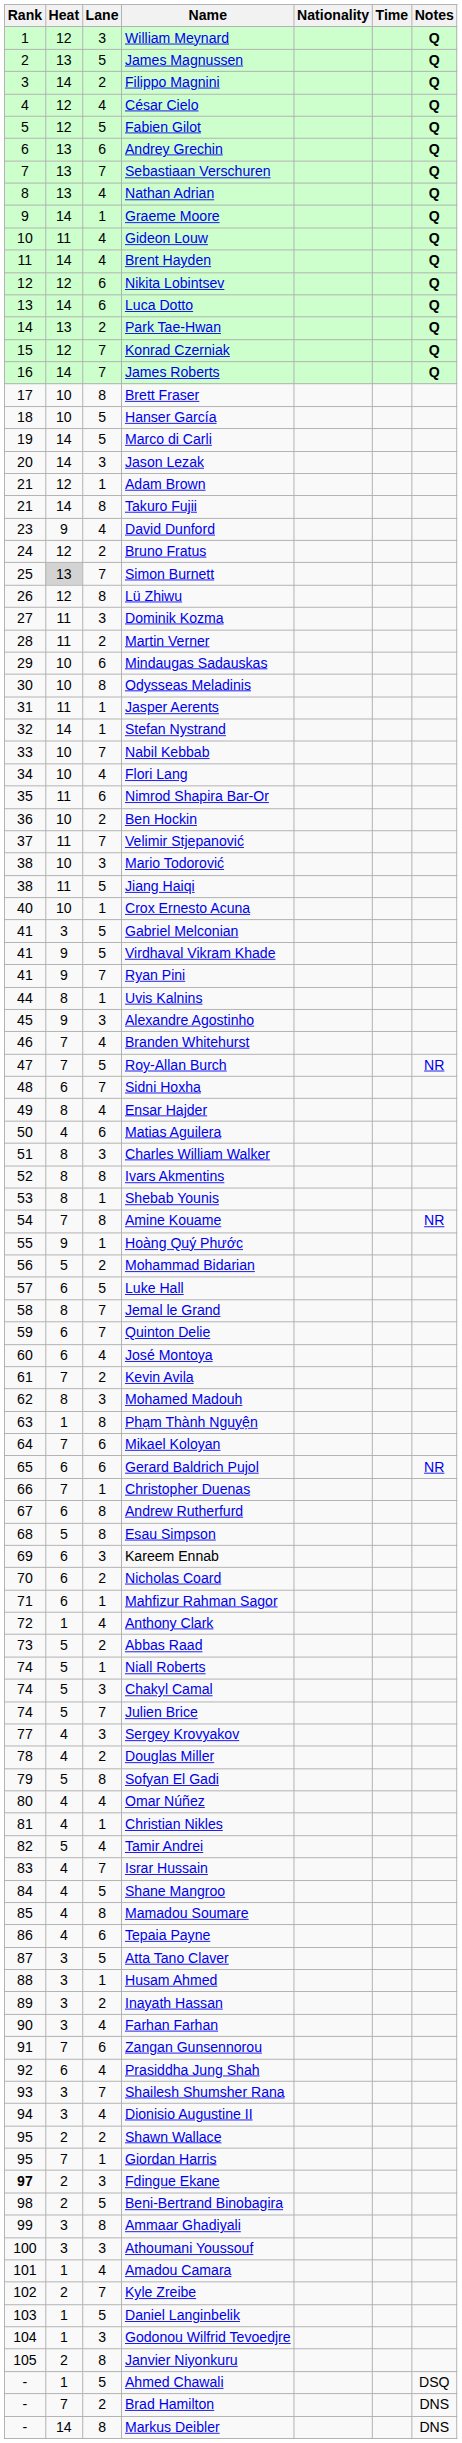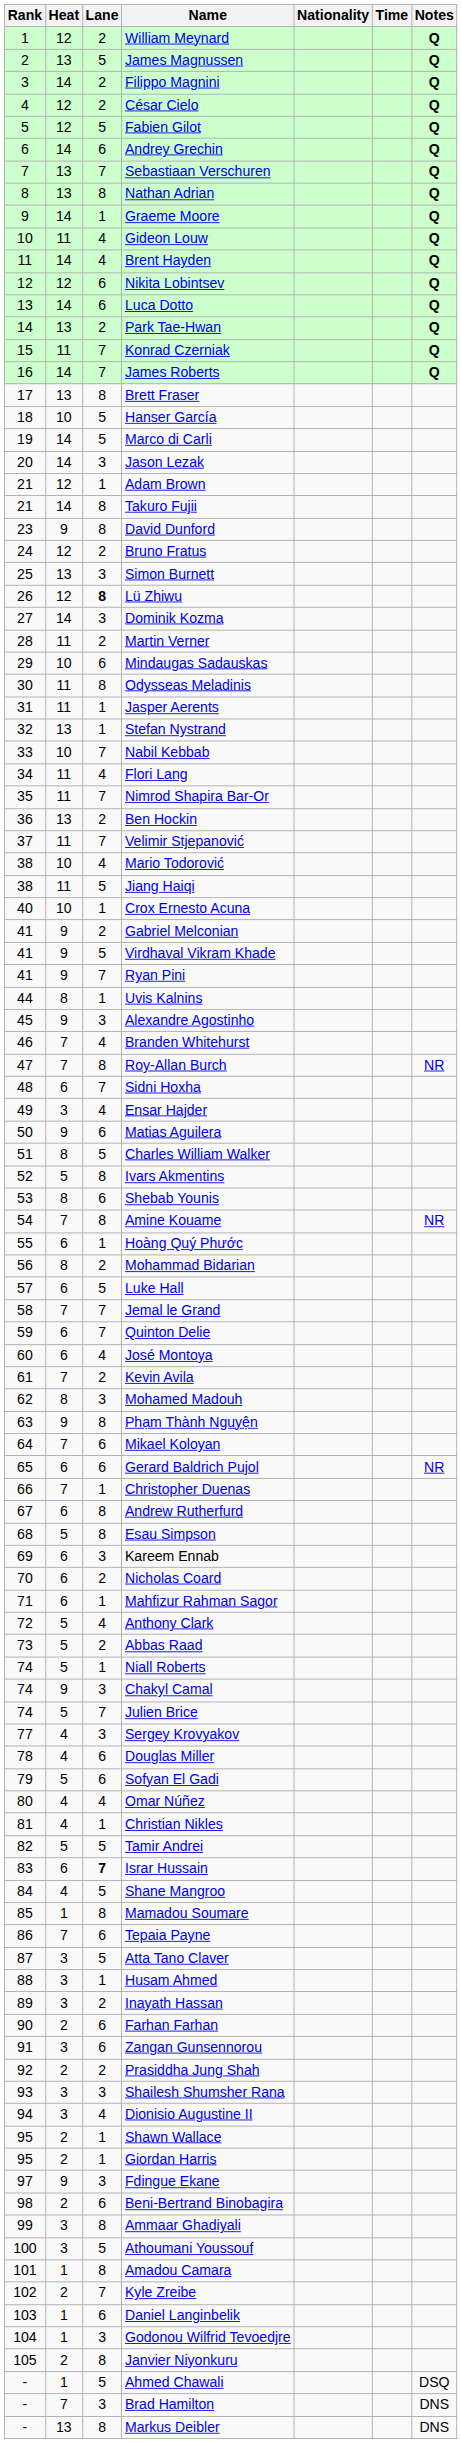(102, 37) 3 -> (102, 37) 2
(102, 104) 4 -> (102, 104) 2
(64, 149) 13 -> (64, 149) 14
(102, 194) 4 -> (102, 194) 8
(64, 350) 12 -> (64, 350) 11
(64, 395) 10 -> (64, 395) 13
(102, 529) 4 -> (102, 529) 8
(64, 573) lightgrey background -> (64, 573) no background
(102, 573) 7 -> (102, 573) 3
(102, 596) normal -> (102, 596) bold
(64, 618) 11 -> (64, 618) 14
(64, 685) 10 -> (64, 685) 11
(64, 730) 14 -> (64, 730) 13
(64, 774) 10 -> (64, 774) 11
(102, 797) 6 -> (102, 797) 7
(64, 819) 10 -> (64, 819) 13
(102, 864) 3 -> (102, 864) 4
(64, 931) 3 -> (64, 931) 9
(102, 931) 5 -> (102, 931) 2
(102, 1065) 5 -> (102, 1065) 8
(64, 1109) 8 -> (64, 1109) 3
(64, 1132) 4 -> (64, 1132) 9
(102, 1154) 3 -> (102, 1154) 5
(64, 1176) 8 -> (64, 1176) 5
(102, 1199) 1 -> (102, 1199) 6
(64, 1243) 9 -> (64, 1243) 6
(64, 1266) 5 -> (64, 1266) 8
(64, 1310) 8 -> (64, 1310) 7
(64, 1422) 1 -> (64, 1422) 9
(64, 1623) 1 -> (64, 1623) 5
(64, 1690) 5 -> (64, 1690) 9
(102, 1757) 2 -> (102, 1757) 6
(102, 1779) 8 -> (102, 1779) 6
(102, 1846) 4 -> (102, 1846) 5
(64, 1869) 4 -> (64, 1869) 6
(102, 1869) normal -> (102, 1869) bold
(64, 1913) 4 -> (64, 1913) 1
(64, 1936) 4 -> (64, 1936) 7
(64, 2025) 3 -> (64, 2025) 2
(102, 2025) 4 -> (102, 2025) 6
(64, 2047) 7 -> (64, 2047) 3
(64, 2070) 6 -> (64, 2070) 2
(102, 2070) 4 -> (102, 2070) 2
(102, 2092) 7 -> (102, 2092) 3
(102, 2137) 2 -> (102, 2137) 1
(64, 2159) 7 -> (64, 2159) 2
(25, 2181) bold -> (25, 2181) normal
(64, 2181) 2 -> (64, 2181) 9
(102, 2204) 5 -> (102, 2204) 6
(102, 2248) 3 -> (102, 2248) 5
(102, 2270) 4 -> (102, 2270) 8
(102, 2315) 5 -> (102, 2315) 6
(102, 2404) 2 -> (102, 2404) 3
(64, 2427) 14 -> (64, 2427) 13
